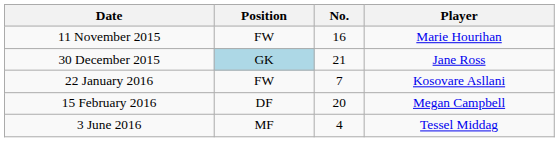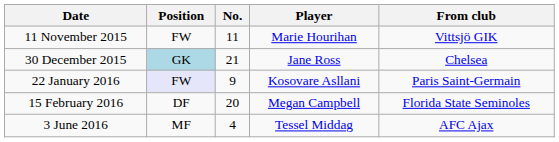+ column: (466, 15)
(339, 37) 16 -> (232, 37) 11
(264, 81) no background -> (181, 81) lavender background
(339, 81) 7 -> (232, 81) 9
